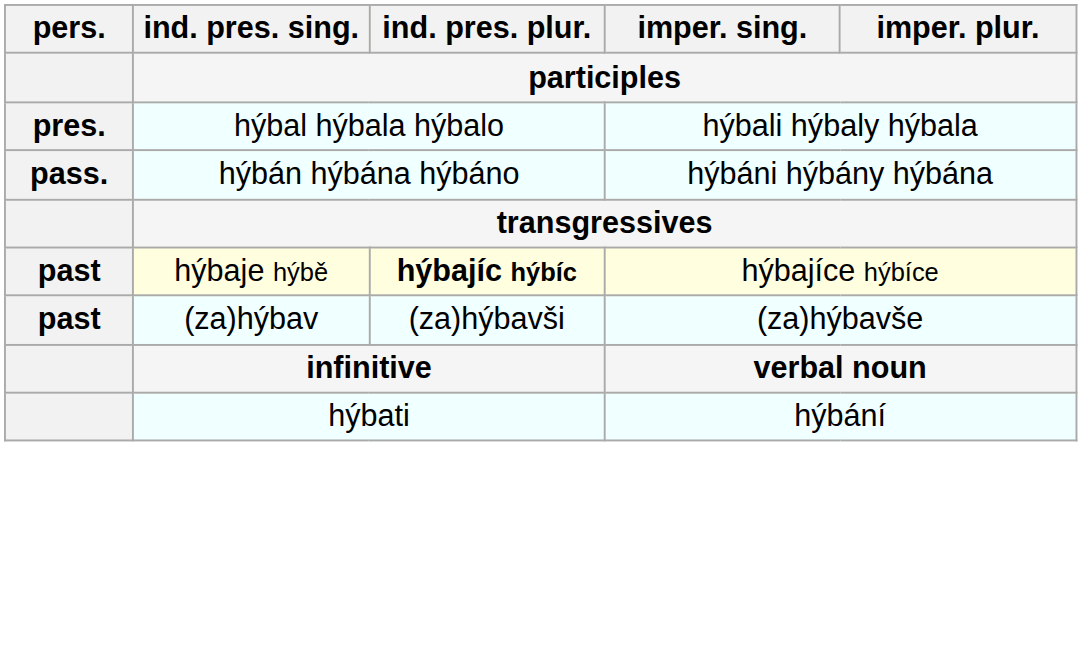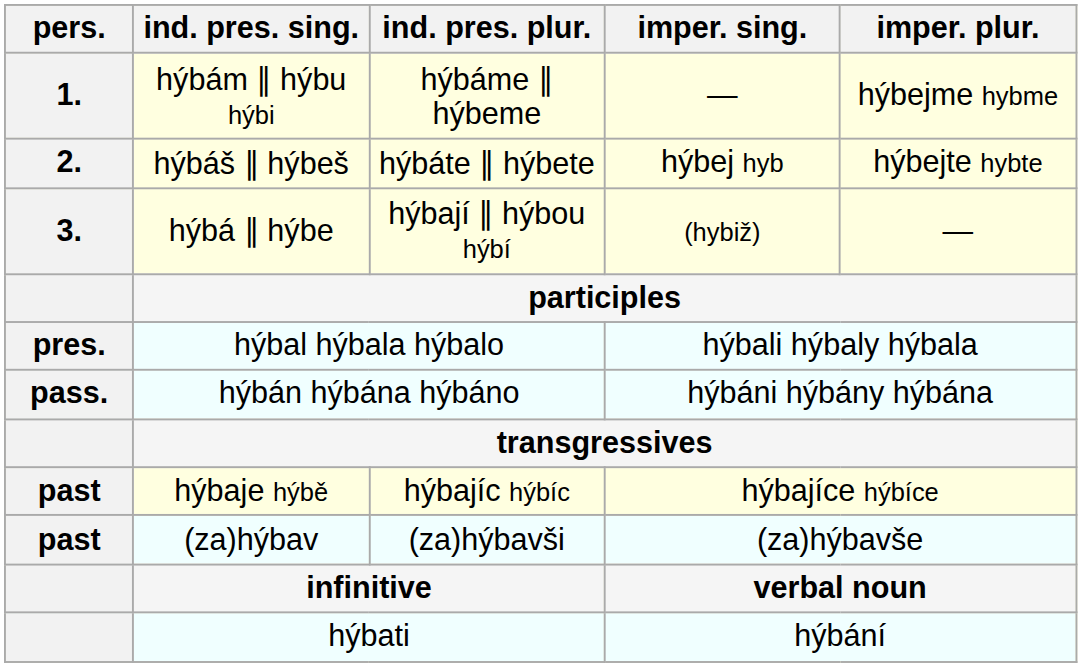+ row: (251, 96)
+ row: (251, 163)
+ row: (251, 231)
(487, 271) bold -> (487, 490) normal
